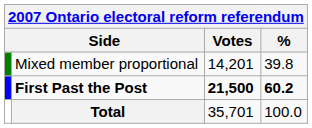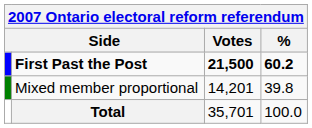rows swapped: (81, 88) <-> (107, 64)
